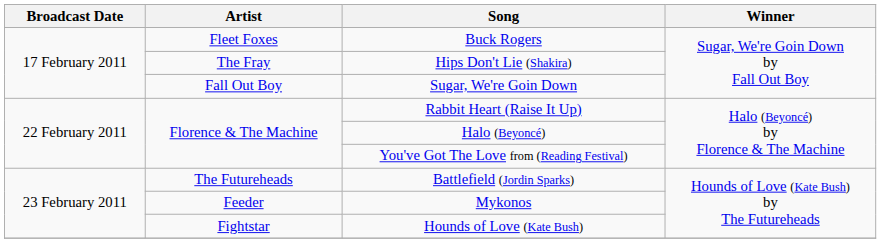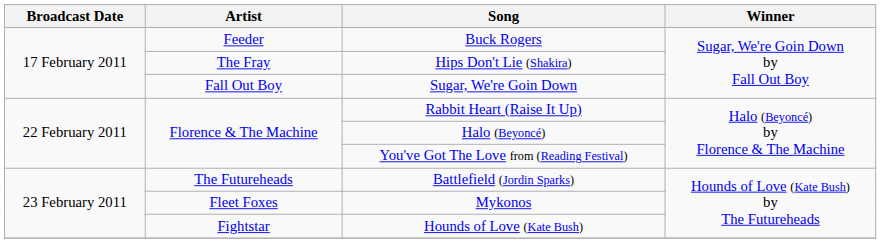(244, 39) Fleet Foxes -> (244, 39) Feeder
(244, 202) Feeder -> (244, 202) Fleet Foxes
